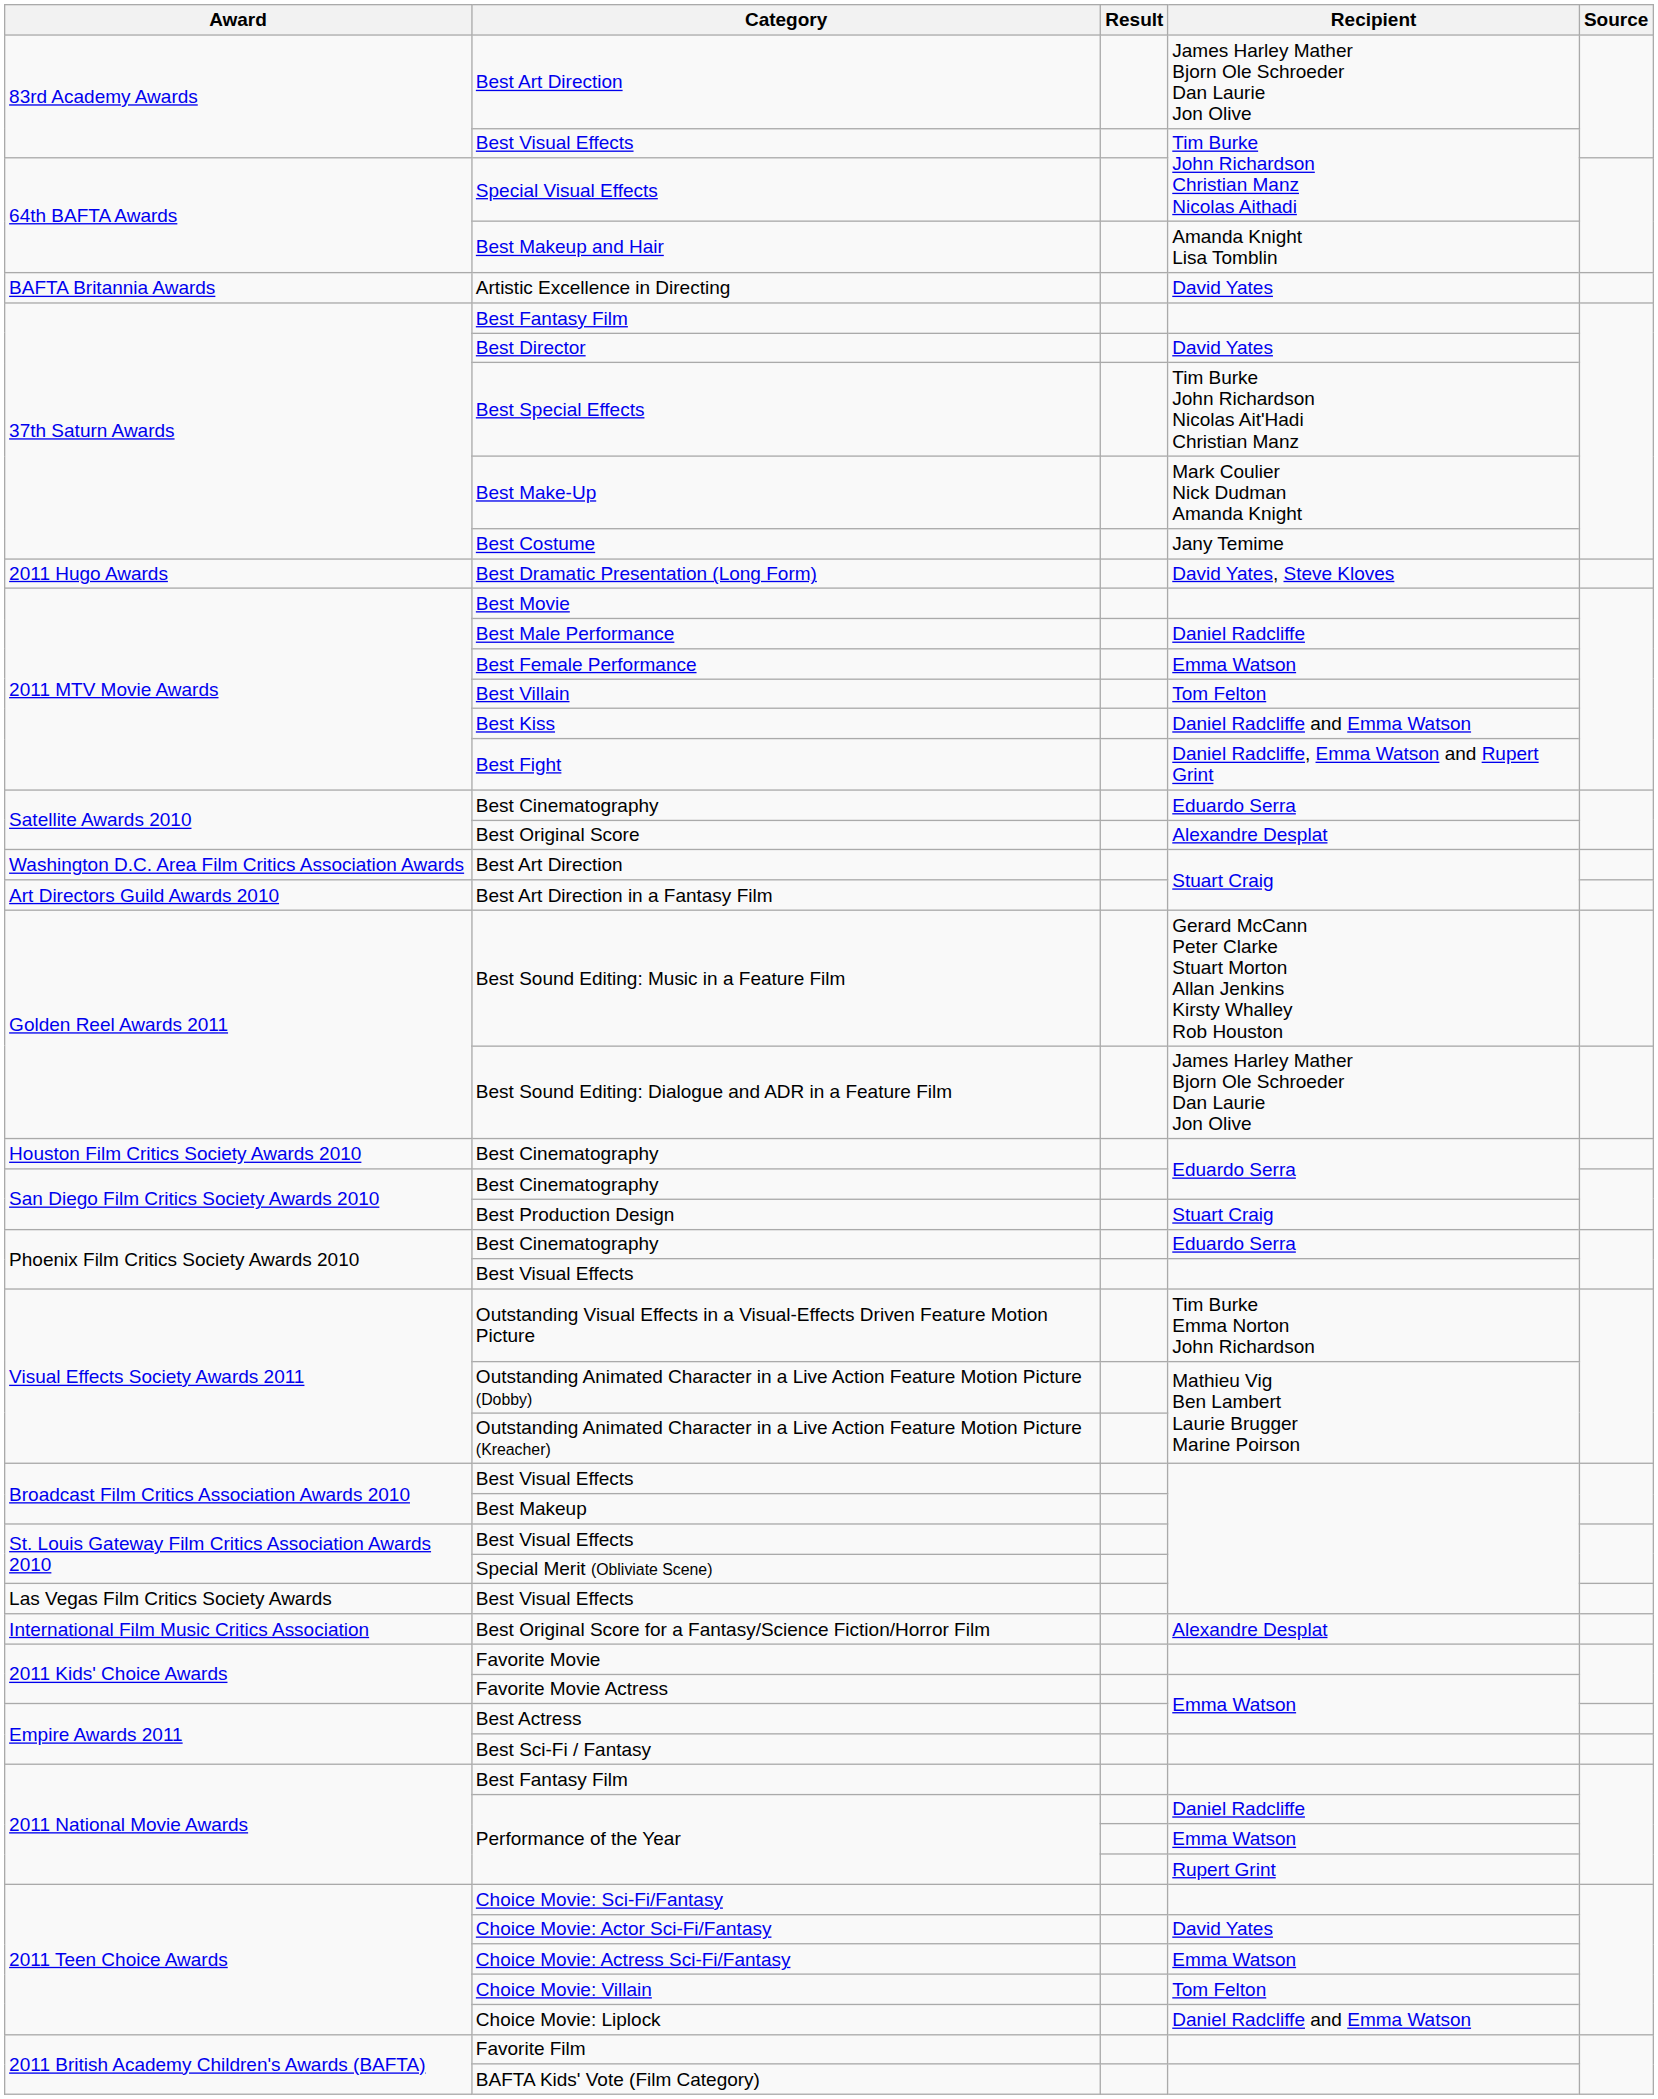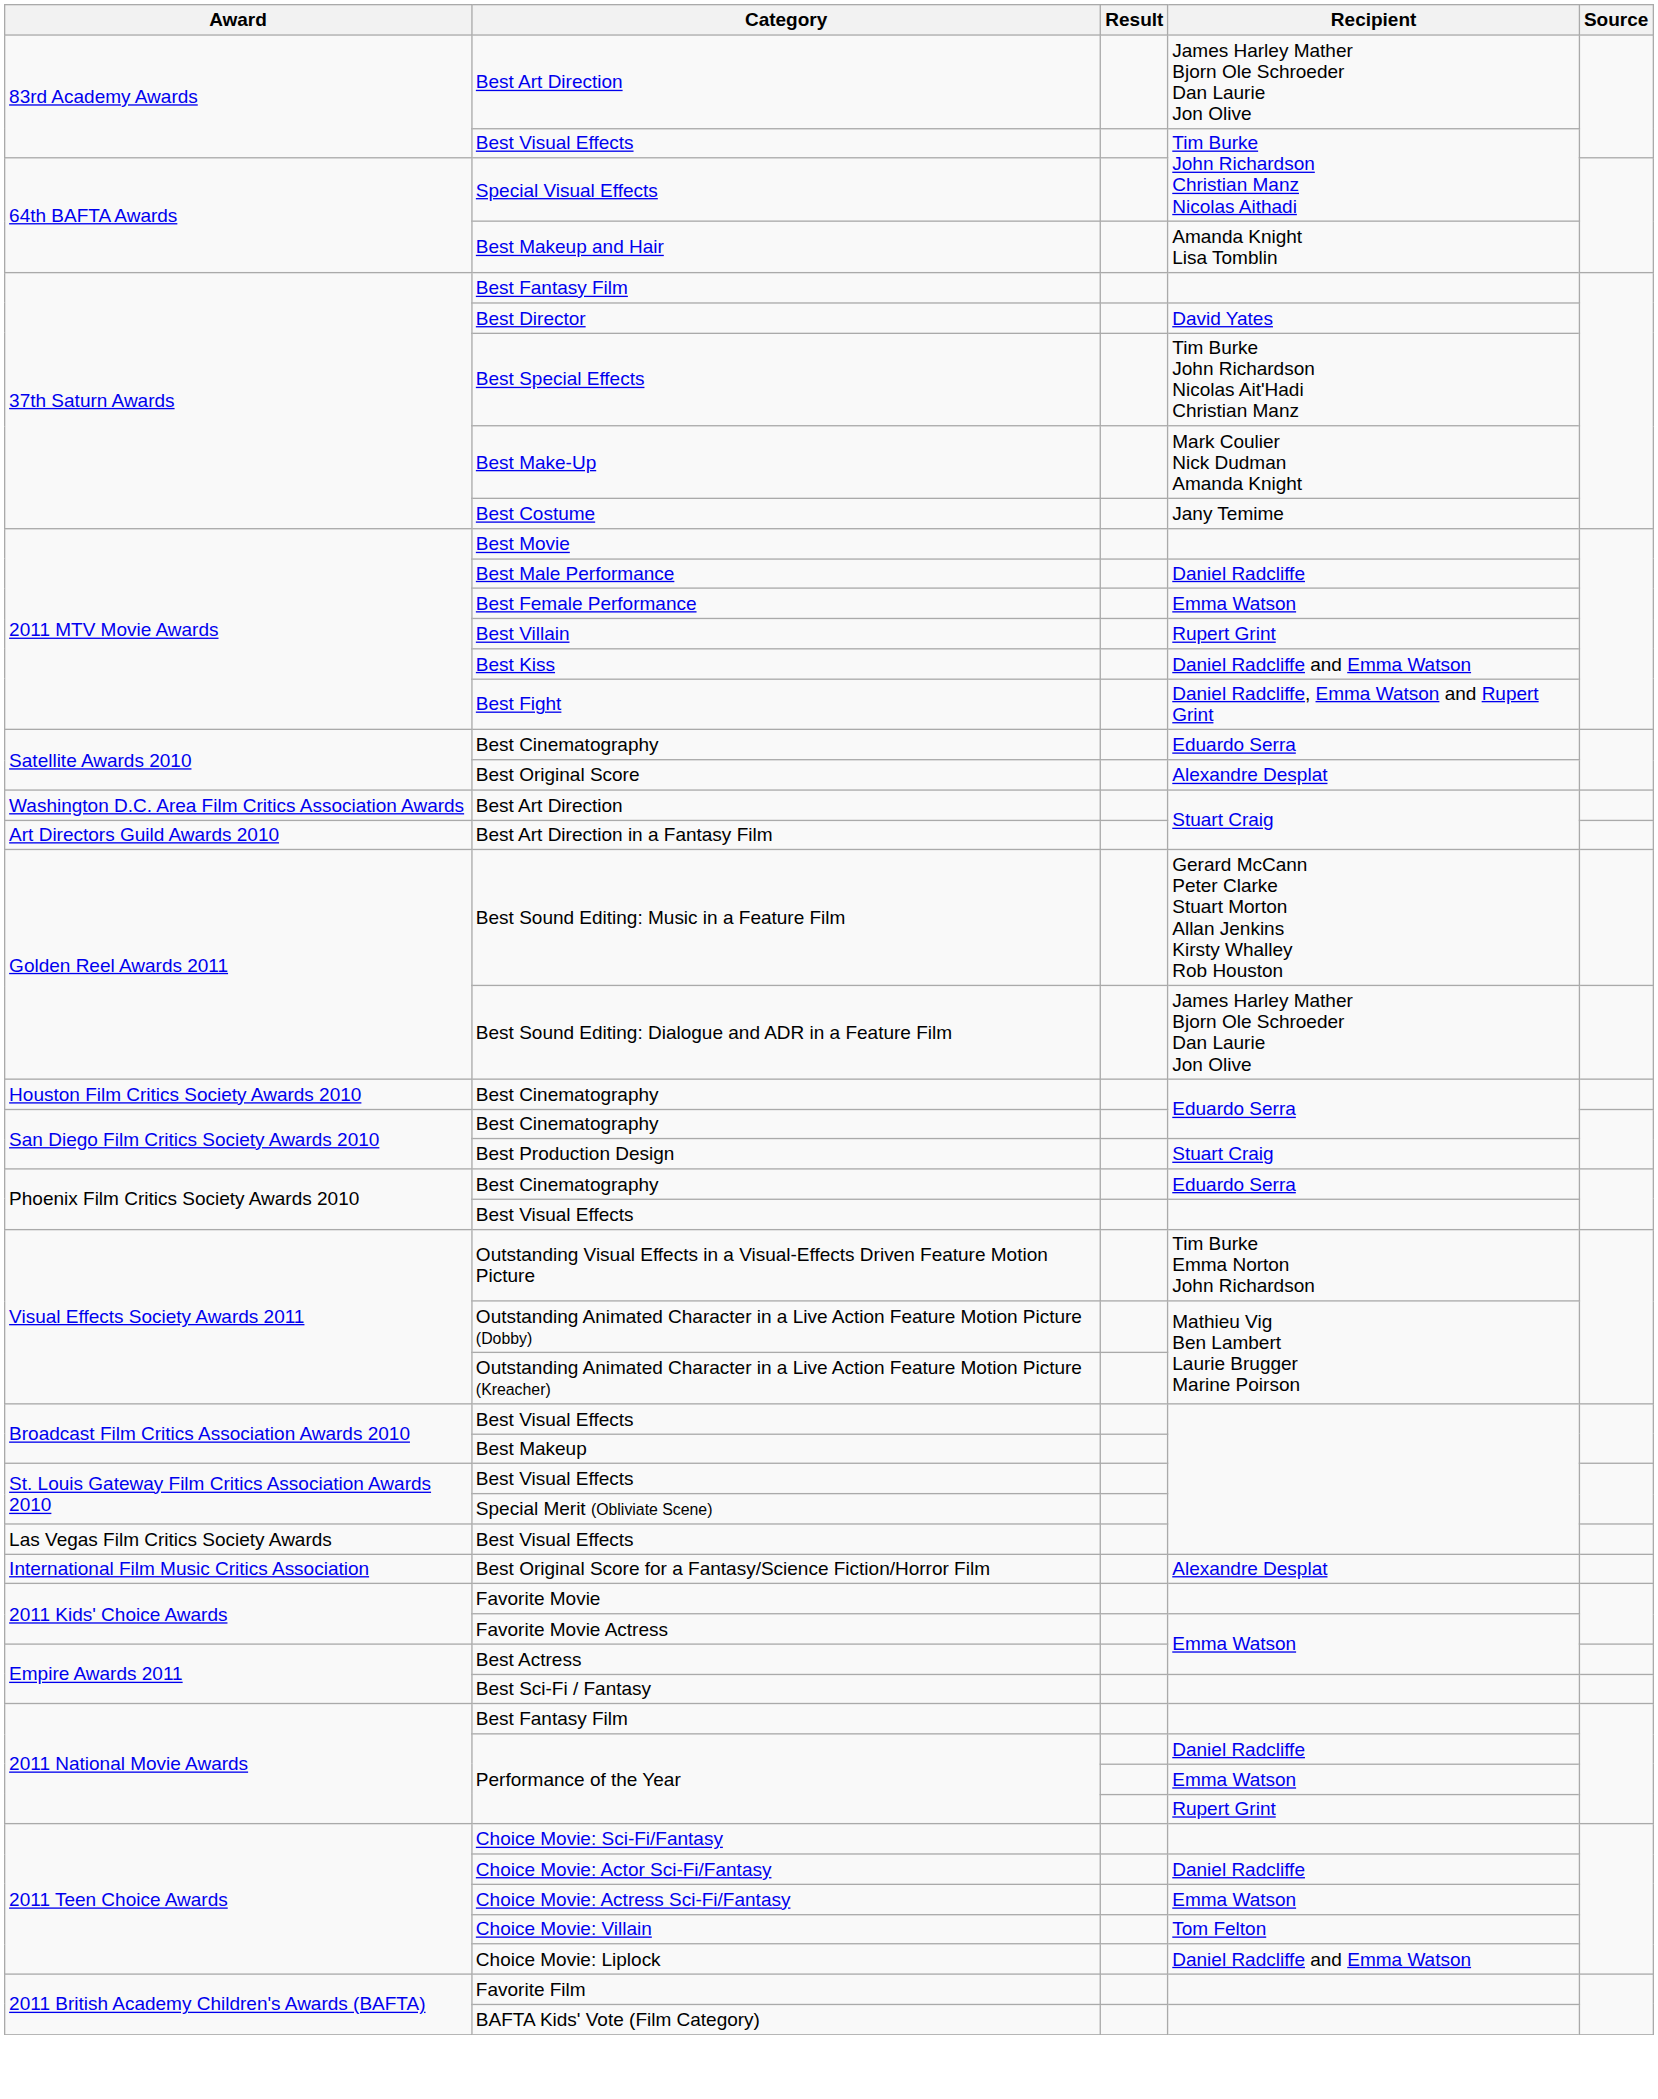- row: (112, 288)
- row: (89, 574)
(1219, 694) Tom Felton -> (1224, 634) Rupert Grint
(1223, 1929) David Yates -> (1239, 1869) Daniel Radcliffe
